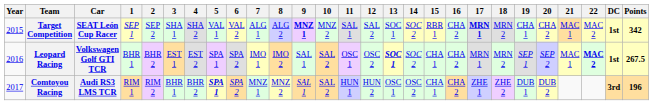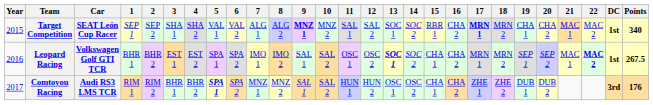(635, 29) 342 -> (635, 29) 340
(635, 87) 196 -> (635, 87) 176
